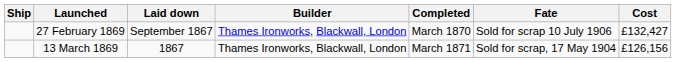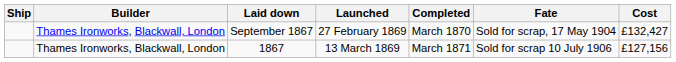columns swapped: (312, 13) <-> (81, 13)
(544, 31) Sold for scrap 10 July 1906 -> (546, 31) Sold for scrap, 17 May 1904
(546, 48) Sold for scrap, 17 May 1904 -> (544, 48) Sold for scrap 10 July 1906
(645, 48) £126,156 -> (645, 48) £127,156
